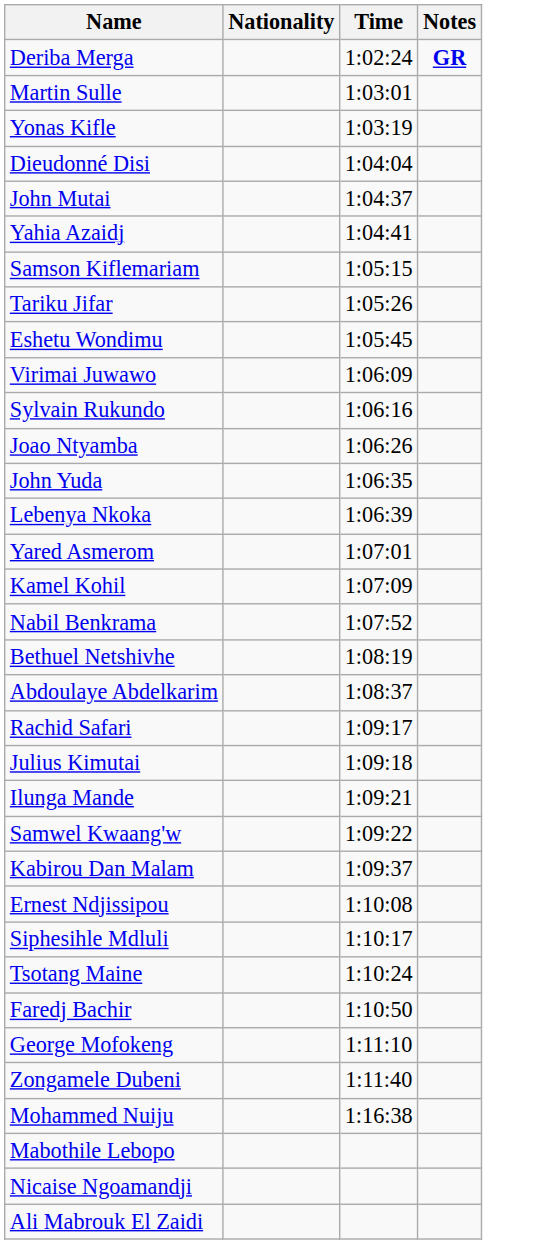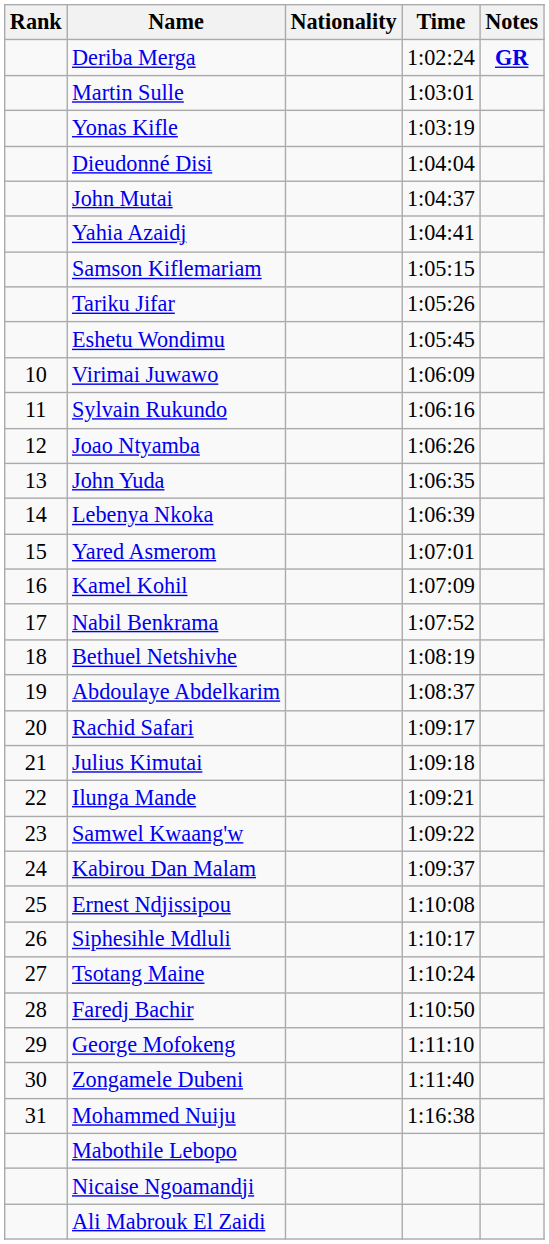+ column: (36, 22)
